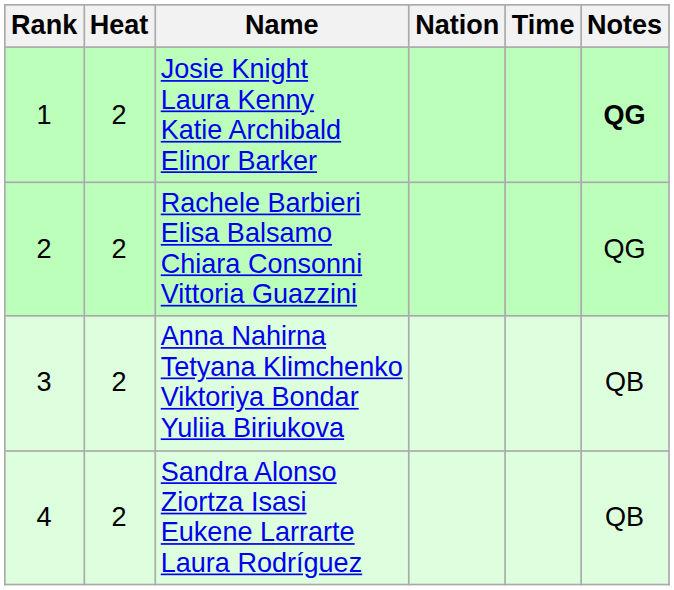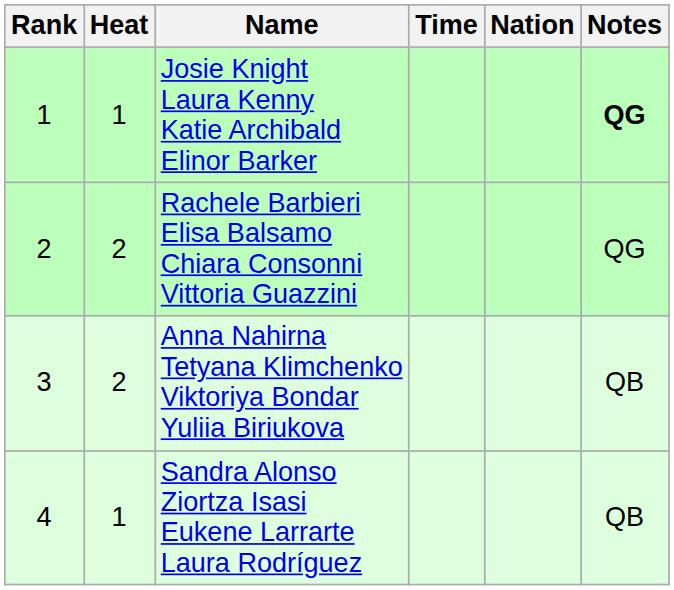columns swapped: (457, 25) <-> (543, 25)
(119, 114) 2 -> (119, 114) 1
(119, 516) 2 -> (119, 516) 1
